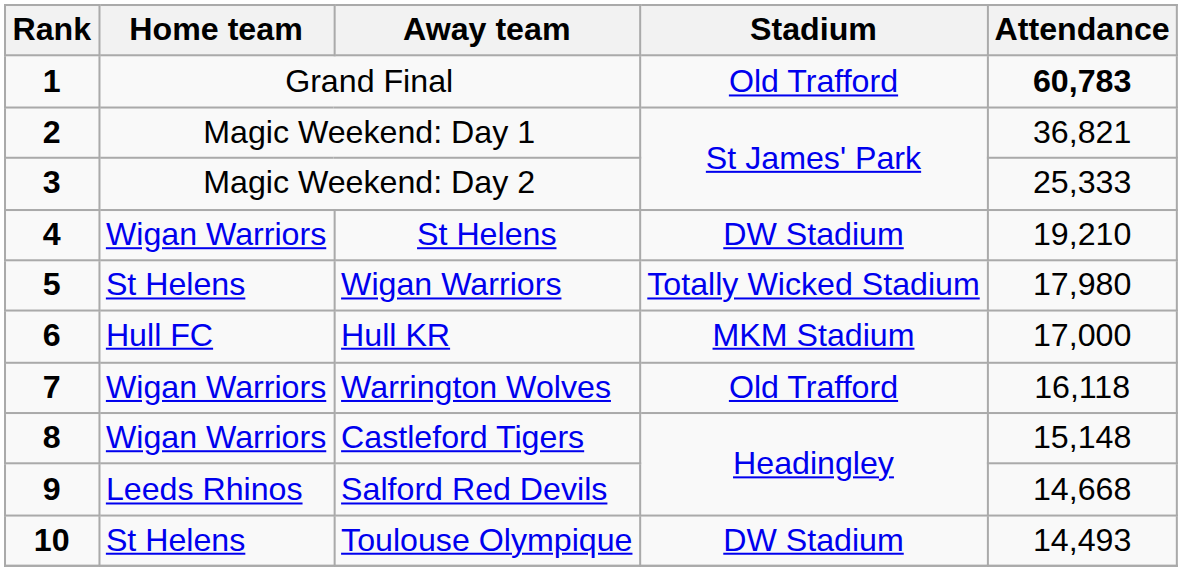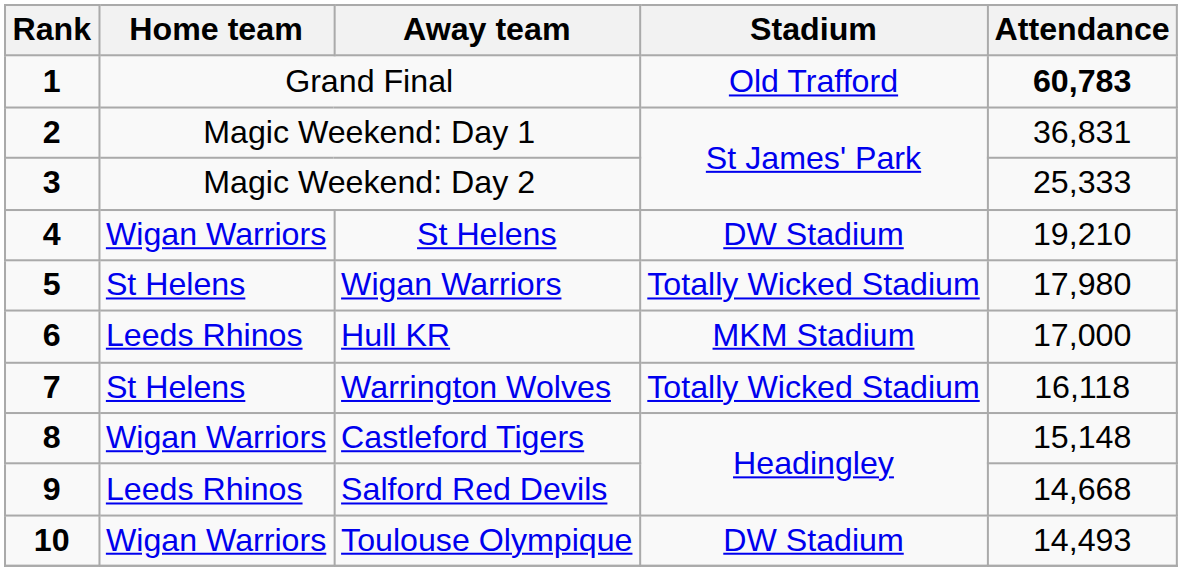(1082, 132) 36,821 -> (1082, 132) 36,831
(159, 336) Hull FC -> (204, 336) Leeds Rhinos
(216, 387) Wigan Warriors -> (176, 387) St Helens
(813, 387) Old Trafford -> (814, 387) Totally Wicked Stadium
(176, 540) St Helens -> (216, 540) Wigan Warriors
